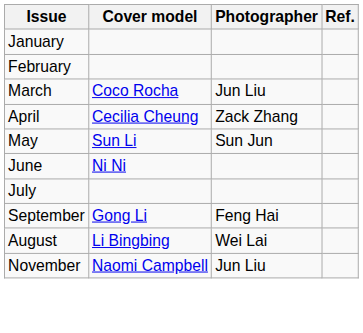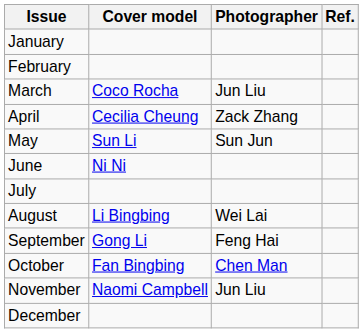rows swapped: (33, 240) <-> (46, 215)
+ row: (36, 265)
+ row: (44, 315)
